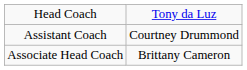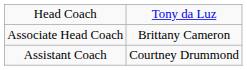rows swapped: (65, 55) <-> (65, 34)
